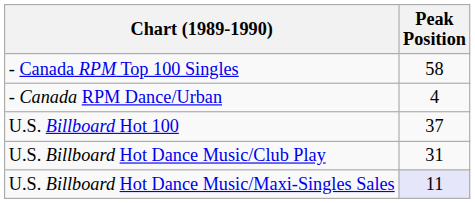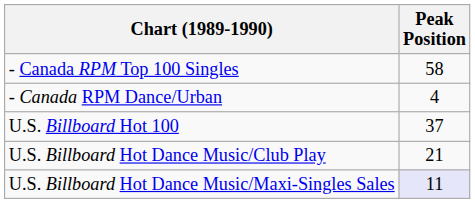(434, 155) 31 -> (434, 155) 21
